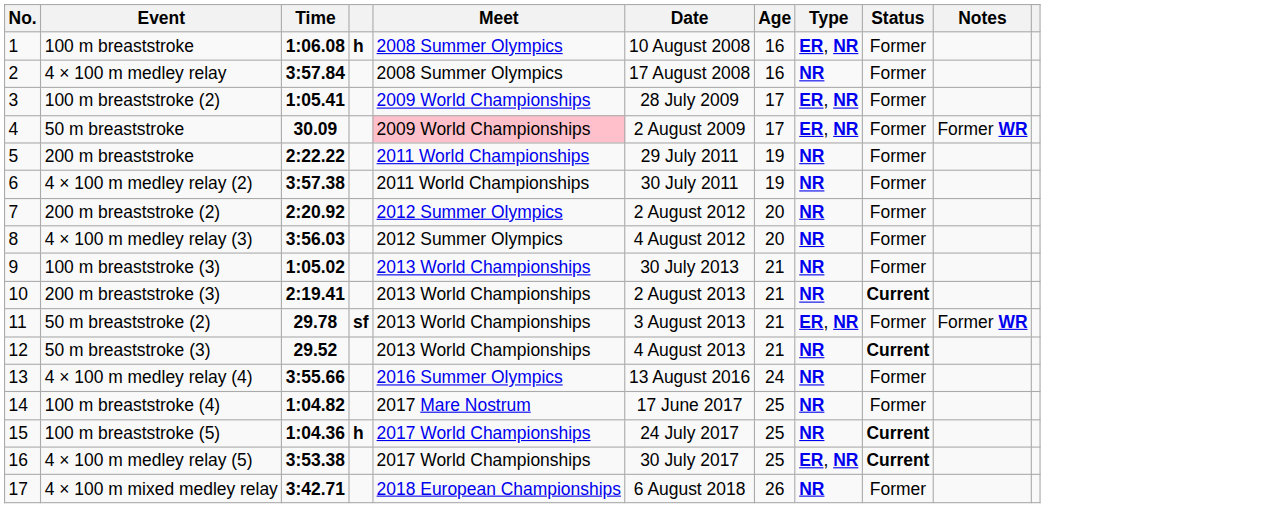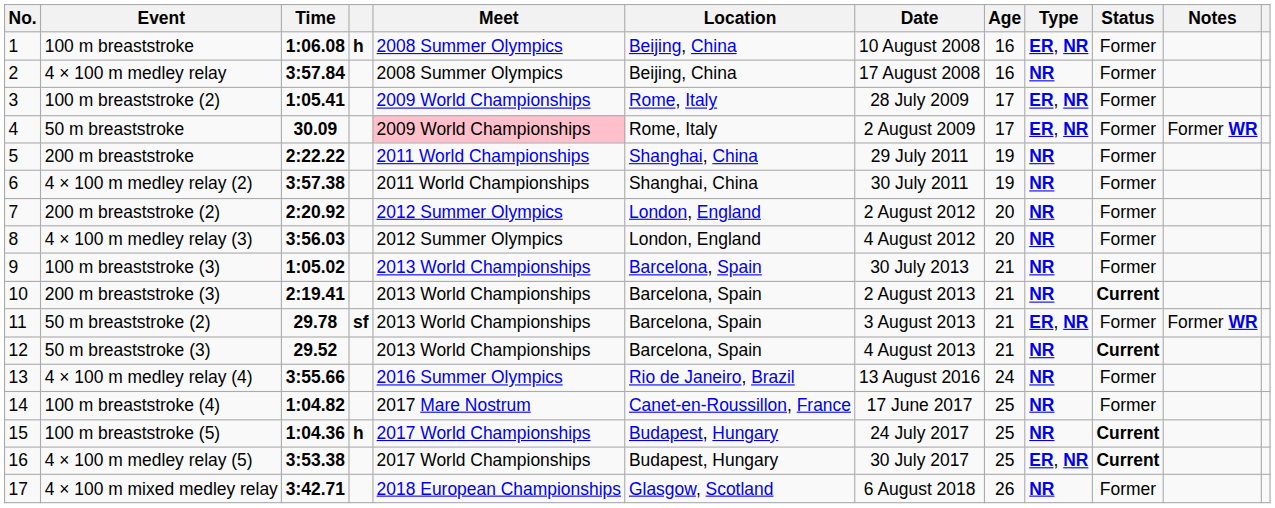+ column: (740, 18)
